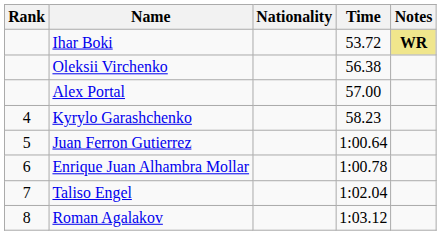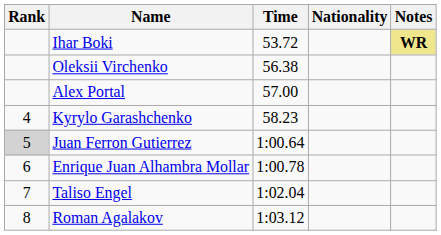columns swapped: (294, 17) <-> (363, 17)
(27, 142) no background -> (27, 142) lightgrey background
